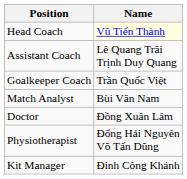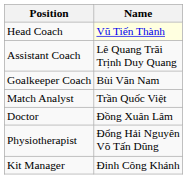(131, 80) Trần Quốc Việt -> (128, 80) Bùi Văn Nam
(128, 98) Bùi Văn Nam -> (131, 98) Trần Quốc Việt
